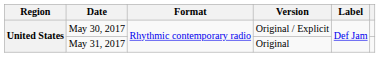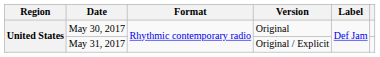(292, 28) Original / Explicit -> (273, 28) Original
(273, 44) Original -> (292, 44) Original / Explicit
